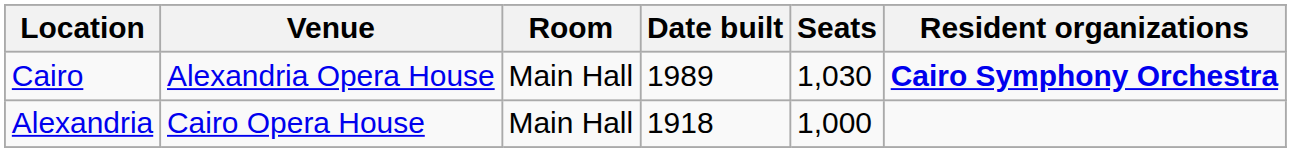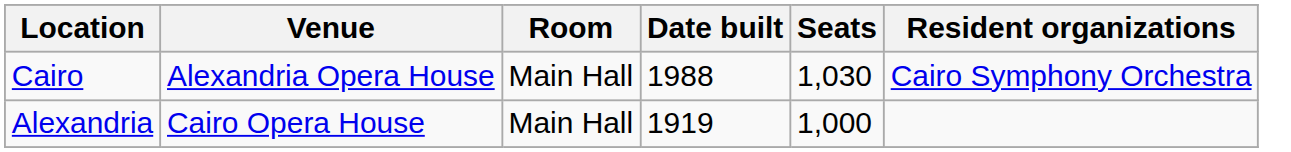(680, 75) 1989 -> (680, 75) 1988
(1084, 75) bold -> (1071, 75) normal
(680, 123) 1918 -> (680, 123) 1919
